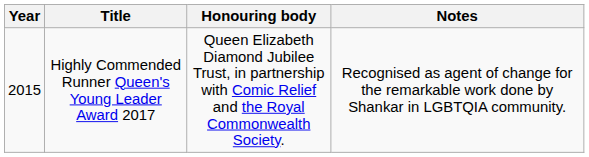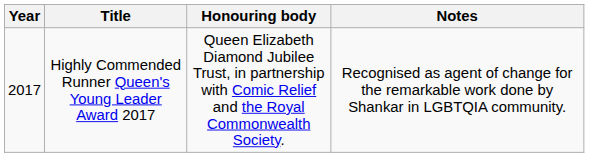(24, 90) 2015 -> (24, 90) 2017
